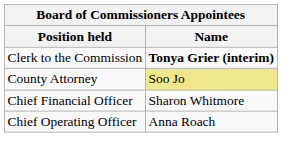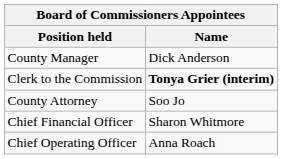+ row: (53, 57)
(167, 79) khaki background -> (167, 100) no background
